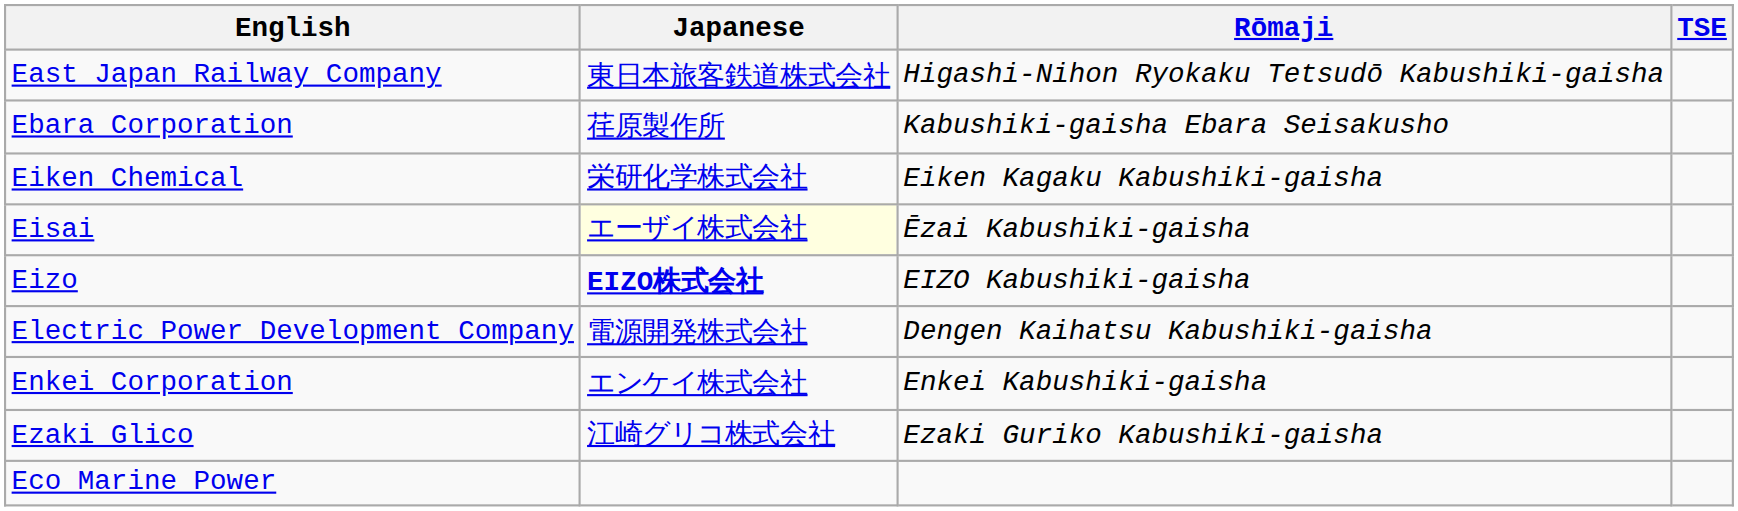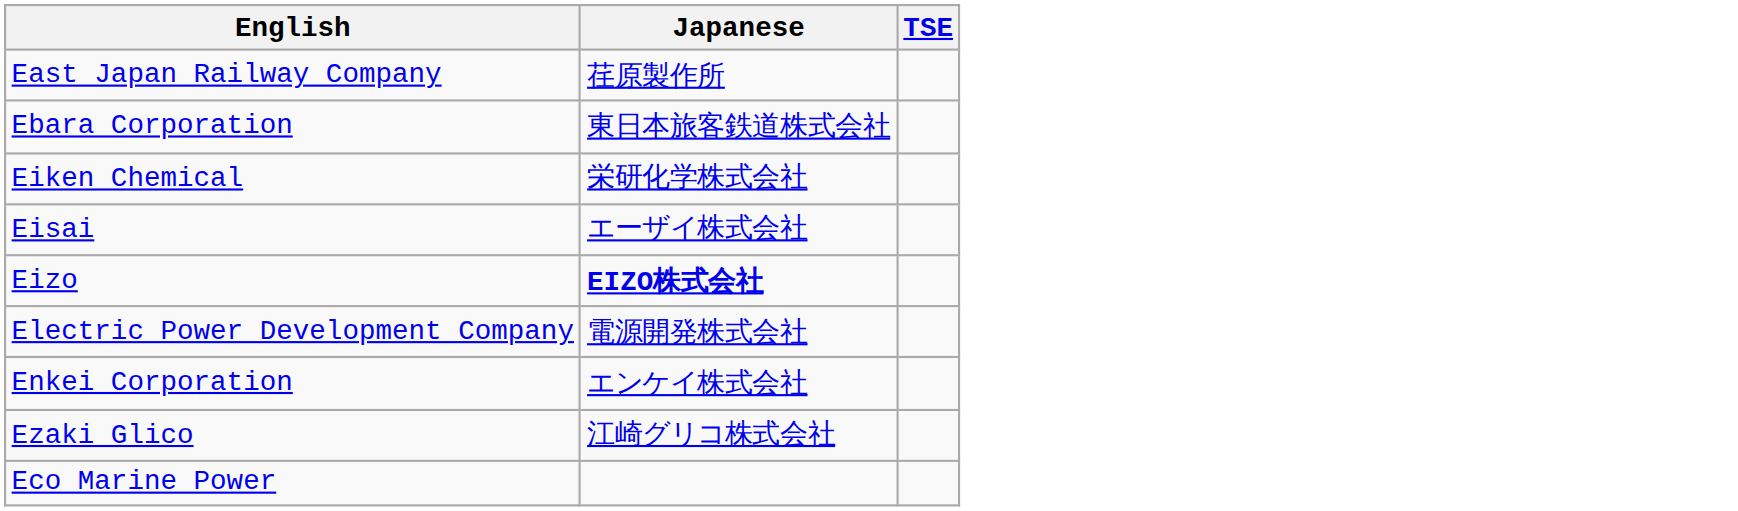- column: (1284, 28)
(739, 77) 東日本旅客鉄道株式会社 -> (656, 77) 荏原製作所
(656, 128) 荏原製作所 -> (739, 128) 東日本旅客鉄道株式会社
(697, 231) lightyellow background -> (697, 231) no background
